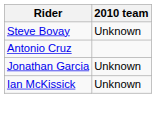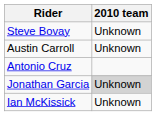+ row: (41, 48)
(118, 66) no background -> (118, 84) lightgrey background
